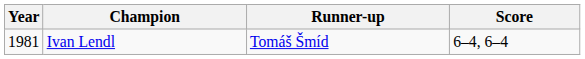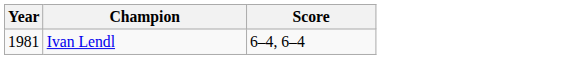- column: (348, 16)
